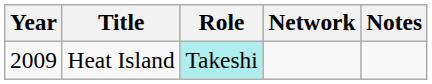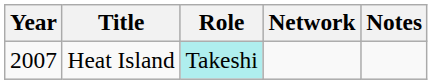(33, 60) 2009 -> (33, 60) 2007
